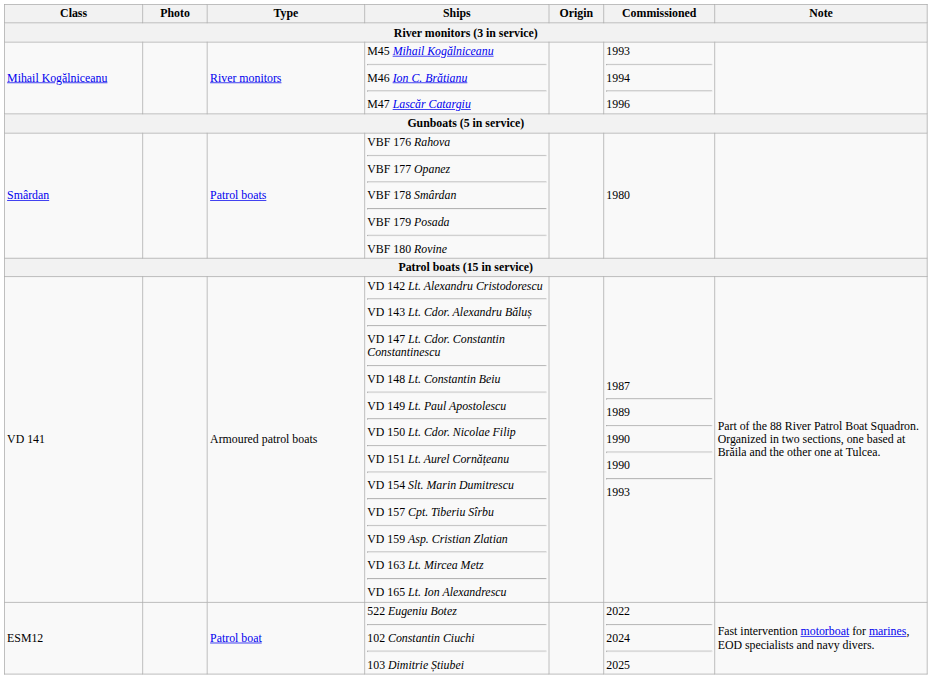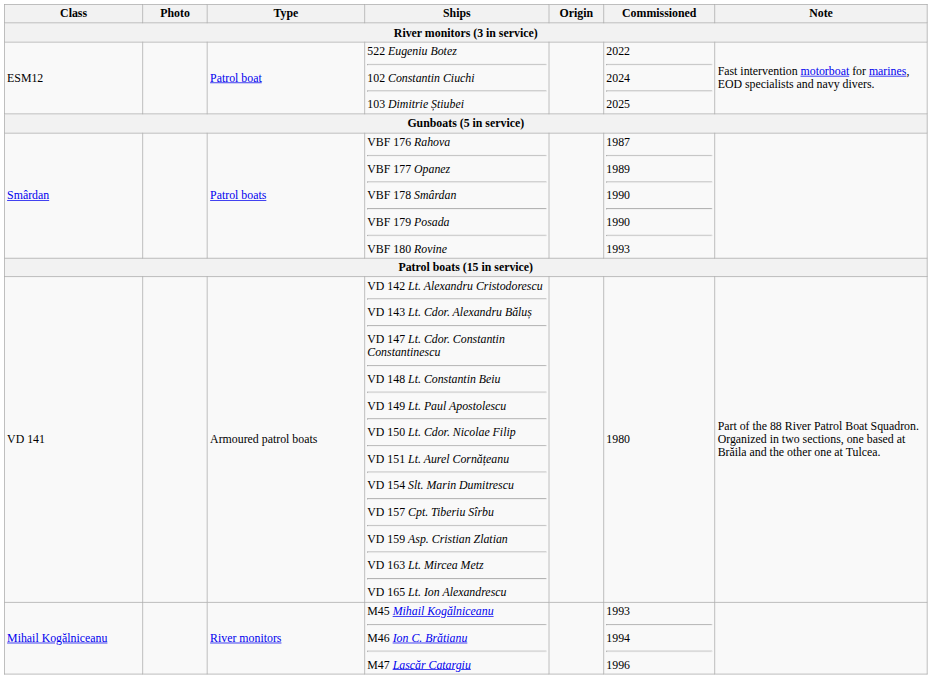rows swapped: (57, 78) <-> (25, 638)
(618, 195) 1980 -> (659, 195) 1987 1989 1990 1990 1993
(659, 439) 1987 1989 1990 1990 1993 -> (618, 439) 1980
